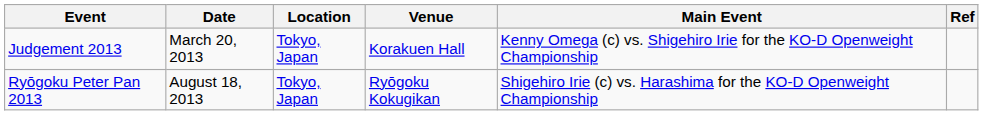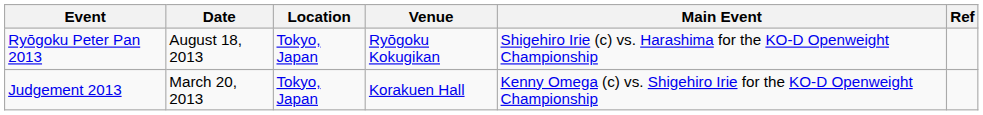rows swapped: (65, 49) <-> (74, 89)
